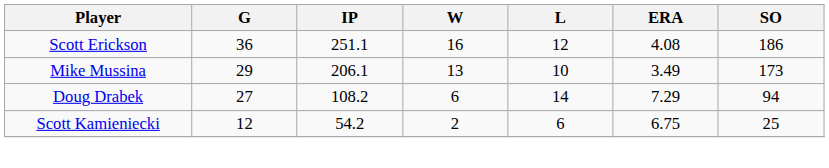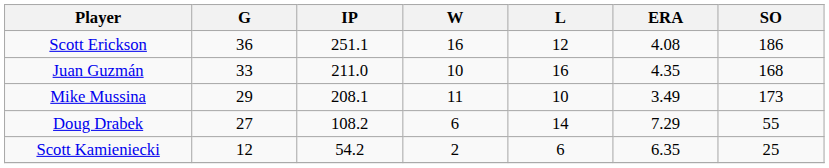+ row: (98, 70)
(350, 70) 206.1 -> (350, 96) 208.1
(455, 70) 13 -> (455, 96) 11
(771, 96) 94 -> (771, 123) 55
(666, 123) 6.75 -> (666, 149) 6.35
